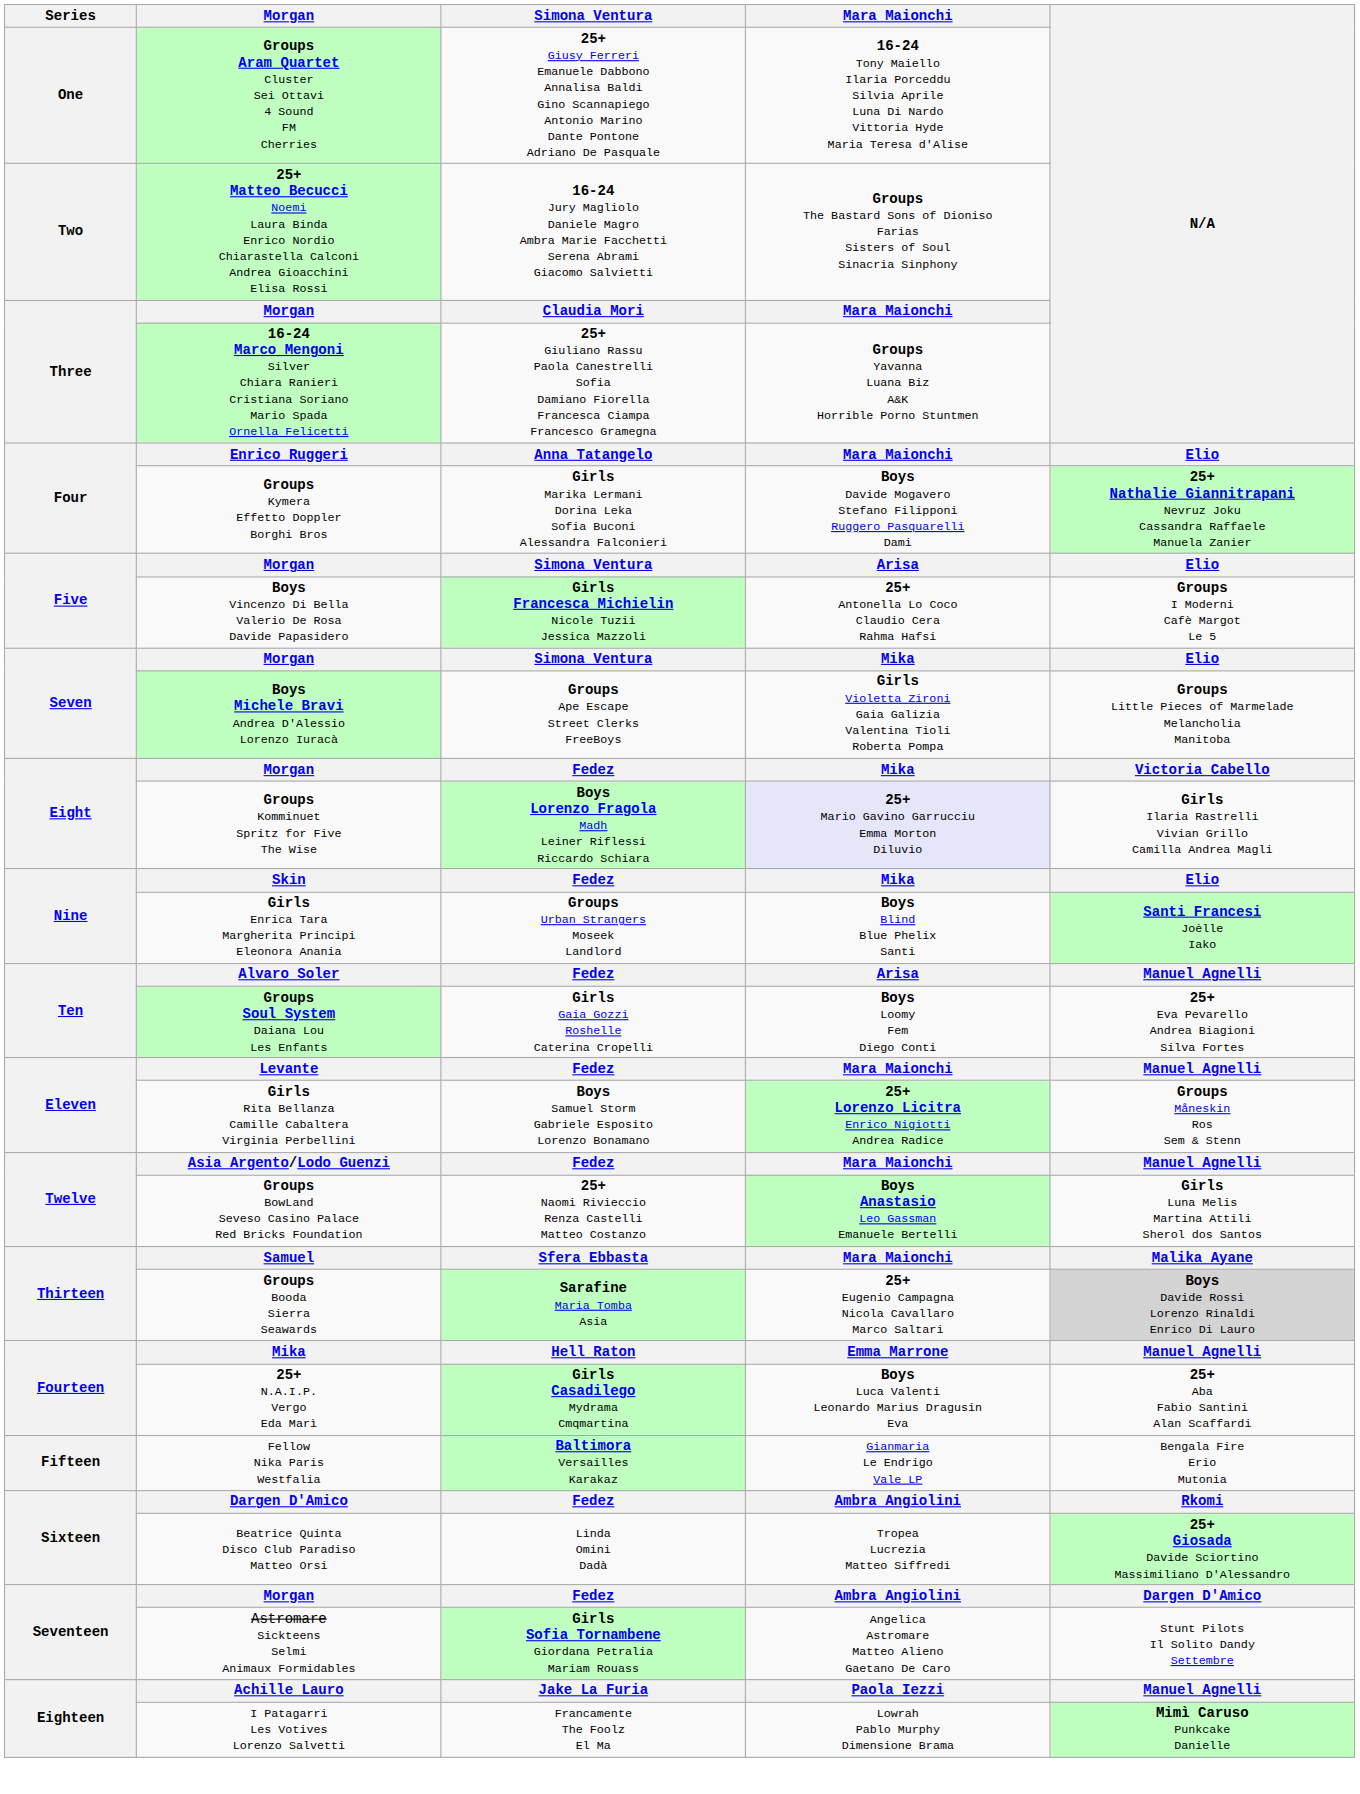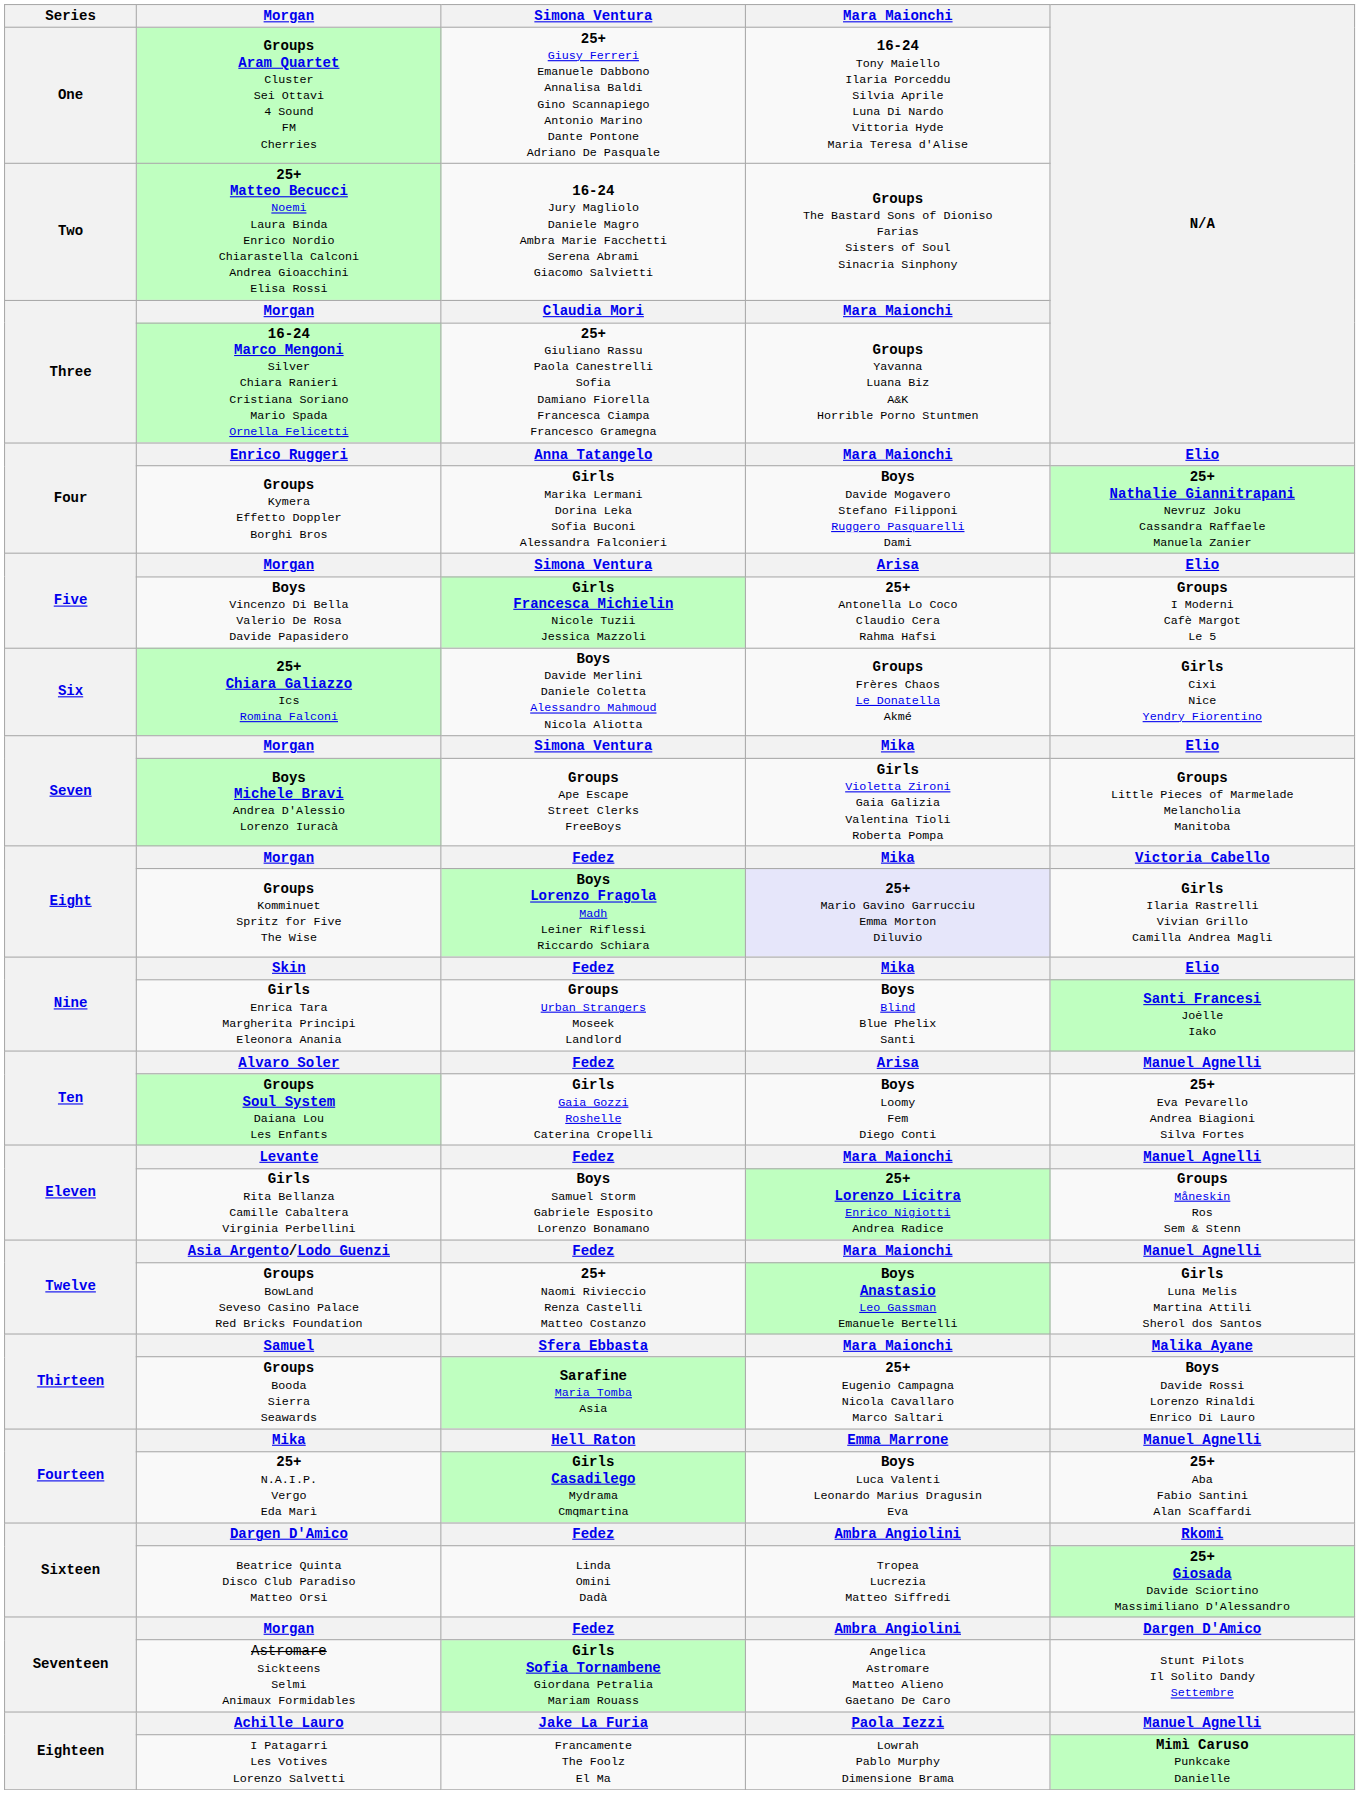+ row: (71, 692)
(1202, 1305) lightgrey background -> (1202, 1392) no background
- row: (71, 1463)
